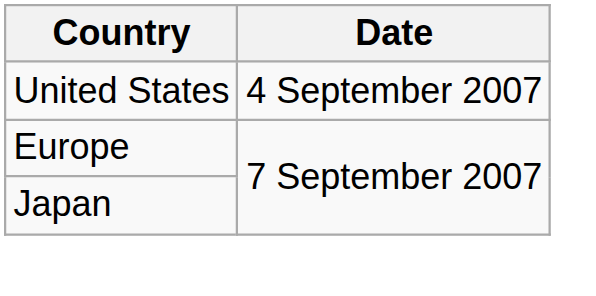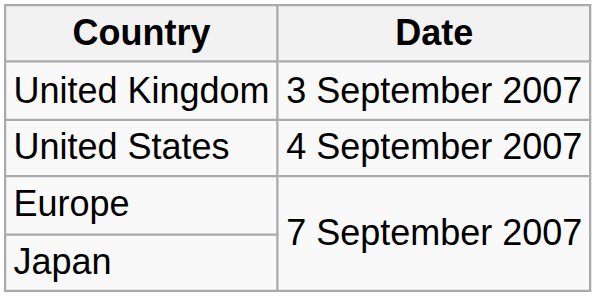+ row: (141, 90)
